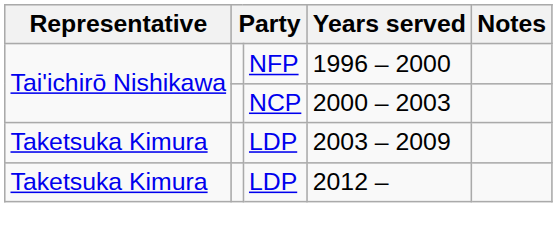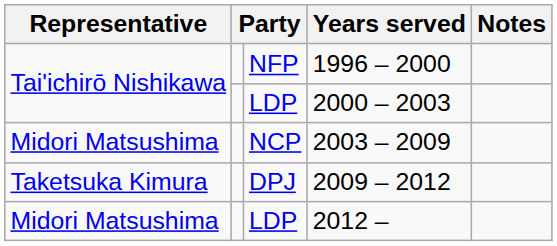(275, 102) NCP -> (273, 102) LDP
(109, 142) Taketsuka Kimura -> (115, 142) Midori Matsushima
(273, 142) LDP -> (275, 142) NCP
+ row: (382, 181)
(109, 181) Taketsuka Kimura -> (115, 220) Midori Matsushima
